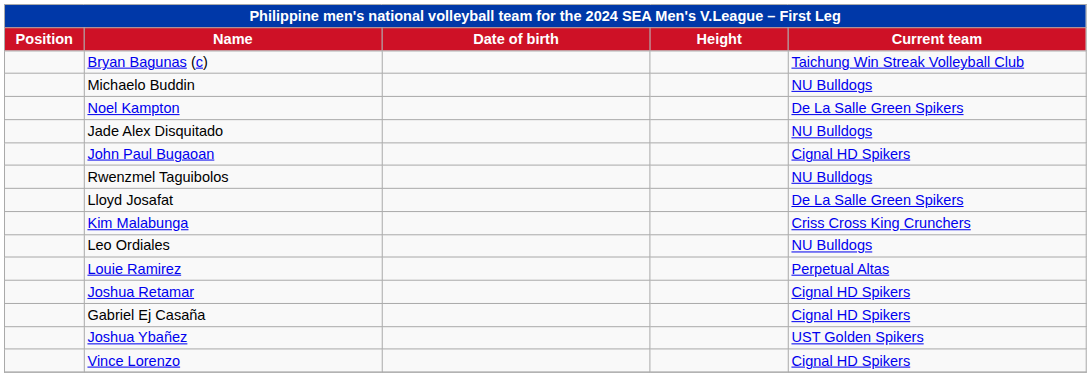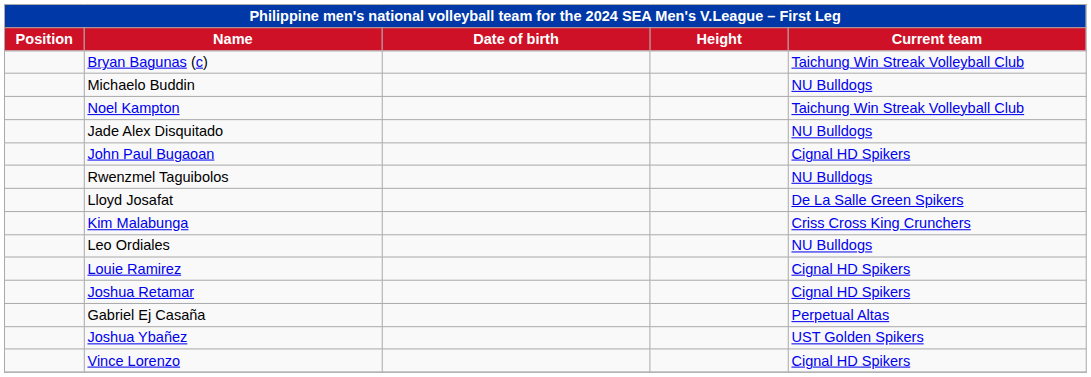(878, 108) De La Salle Green Spikers -> (908, 108) Taichung Win Streak Volleyball Club
(840, 269) Perpetual Altas -> (851, 269) Cignal HD Spikers
(851, 315) Cignal HD Spikers -> (840, 315) Perpetual Altas
